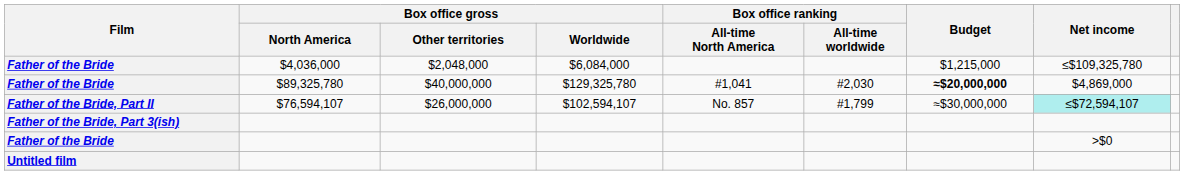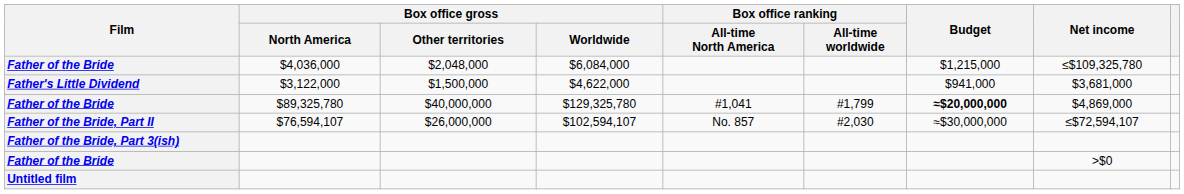+ row: (73, 84)
(855, 84) #2,030 -> (855, 103) #1,799
(855, 103) #1,799 -> (855, 122) #2,030
(1102, 103) paleturquoise background -> (1102, 122) no background
